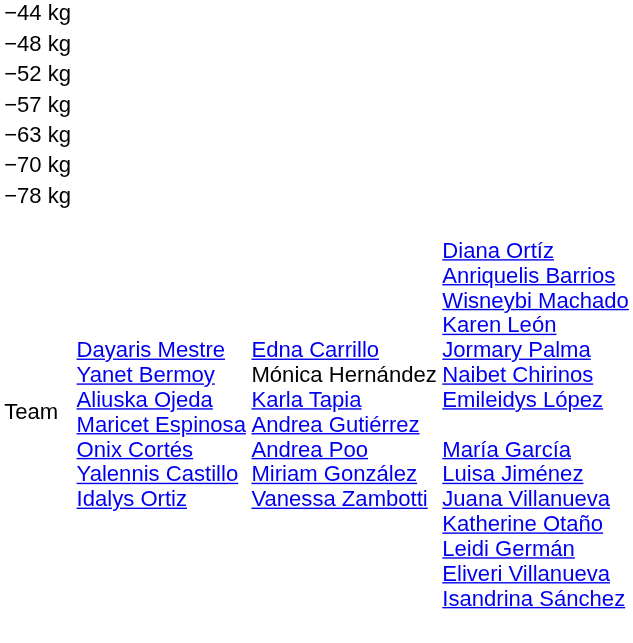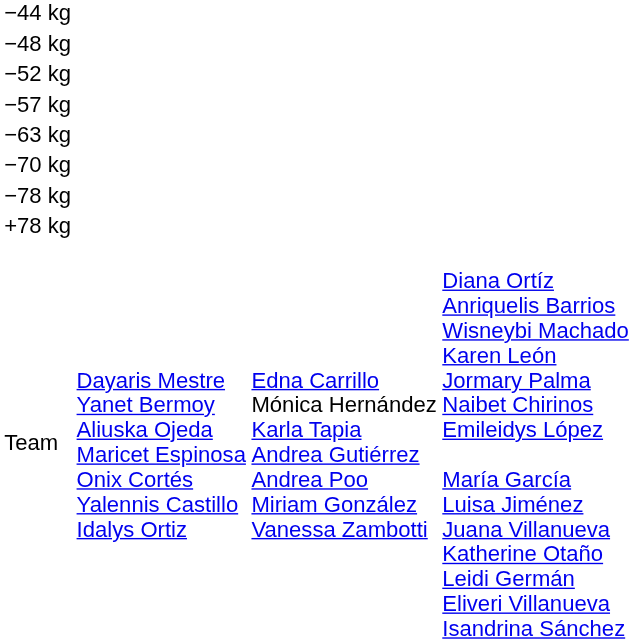+ row: (38, 225)
